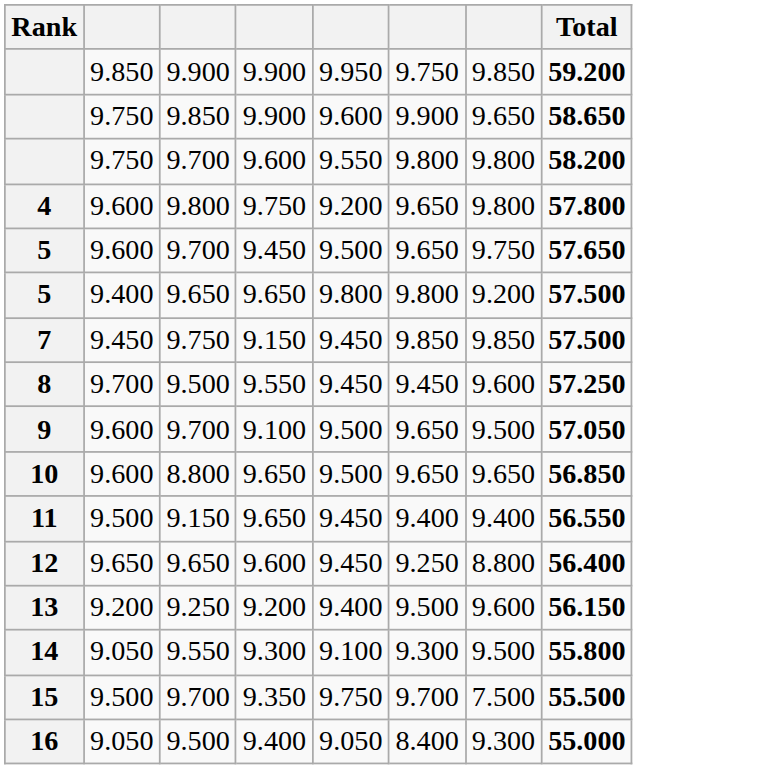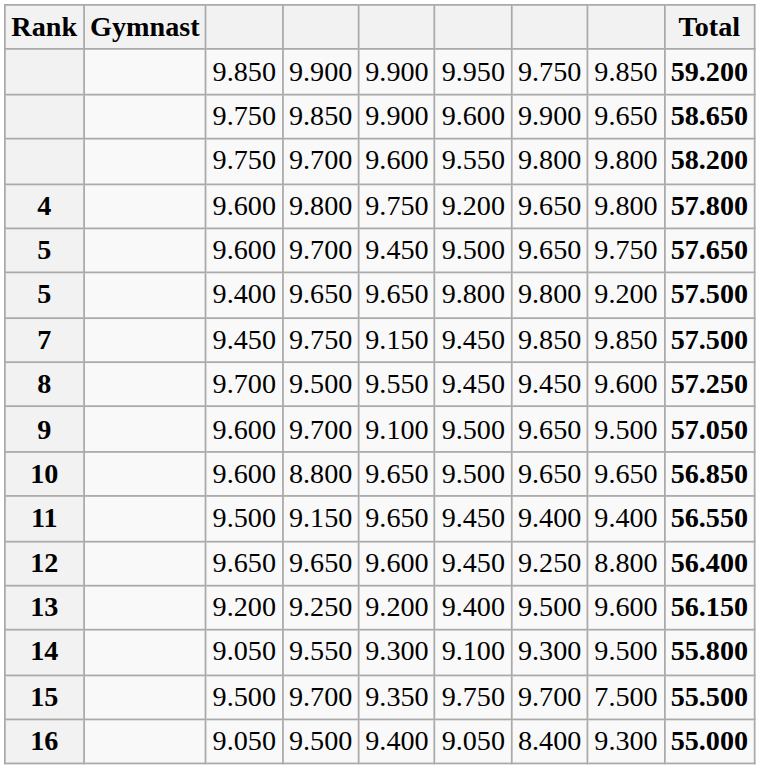+ column: (145, 26)
